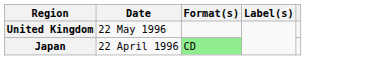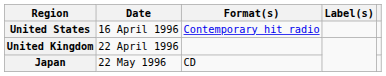+ row: (50, 30)
(132, 30) 22 May 1996 -> (138, 46) 22 April 1996
(138, 46) 22 April 1996 -> (132, 63) 22 May 1996
(190, 46) lightgreen background -> (190, 63) no background
